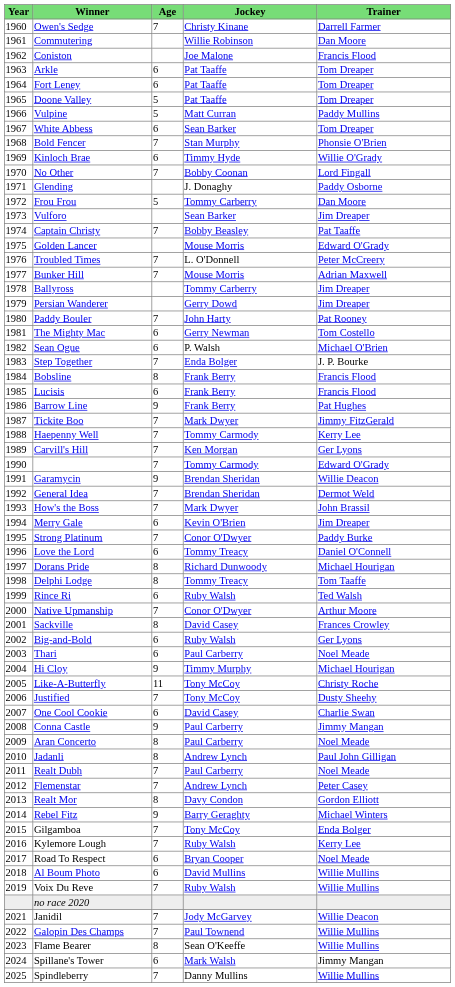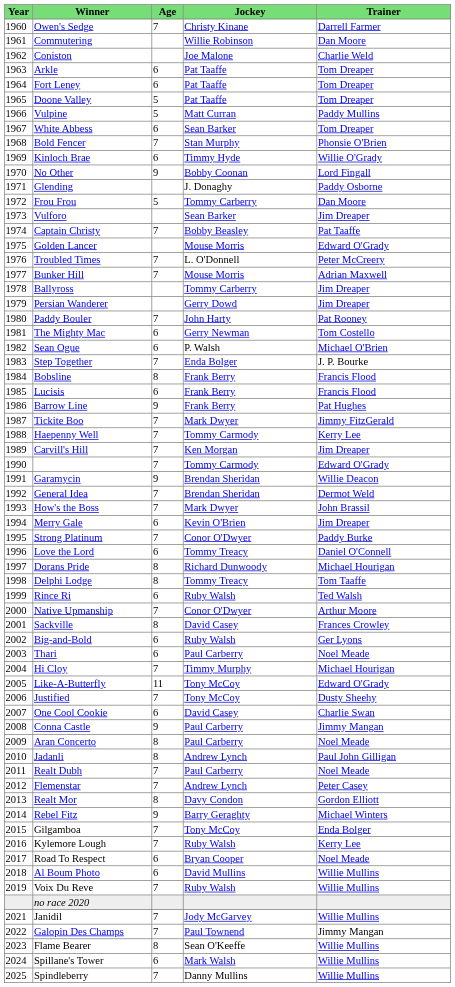(347, 55) Francis Flood -> (346, 55) Charlie Weld
(156, 172) 7 -> (156, 172) 9
(340, 449) Ger Lyons -> (344, 449) Jim Dreaper
(156, 668) 9 -> (156, 668) 7
(348, 683) Christy Roche -> (353, 683) Edward O'Grady
(348, 916) Willie Deacon -> (348, 916) Willie Mullins
(348, 931) Willie Mullins -> (351, 931) Jimmy Mangan
(351, 960) Jimmy Mangan -> (348, 960) Willie Mullins
